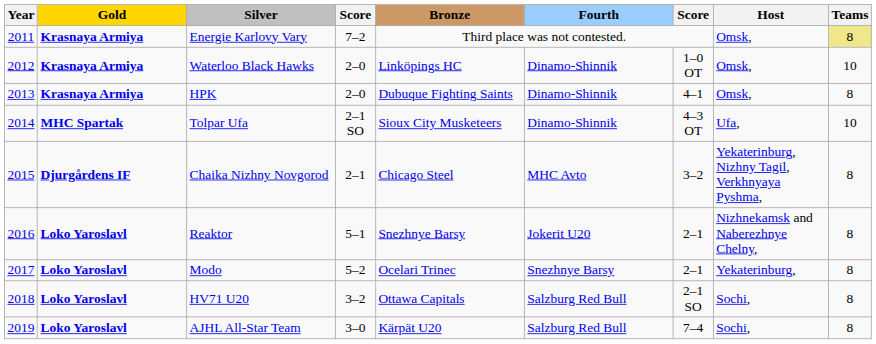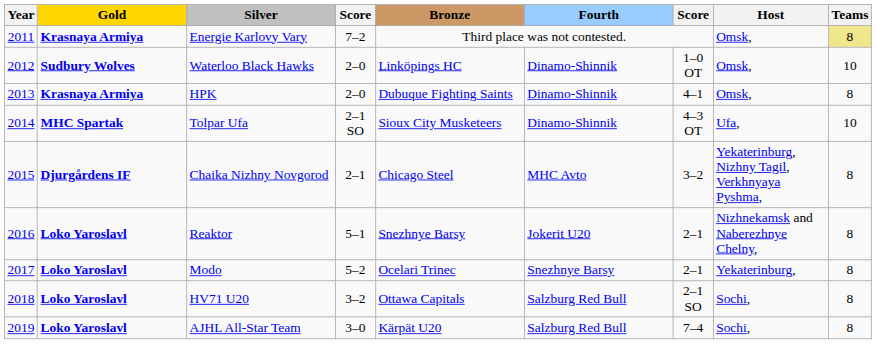(92, 65) Krasnaya Armiya -> (88, 65) Sudbury Wolves
